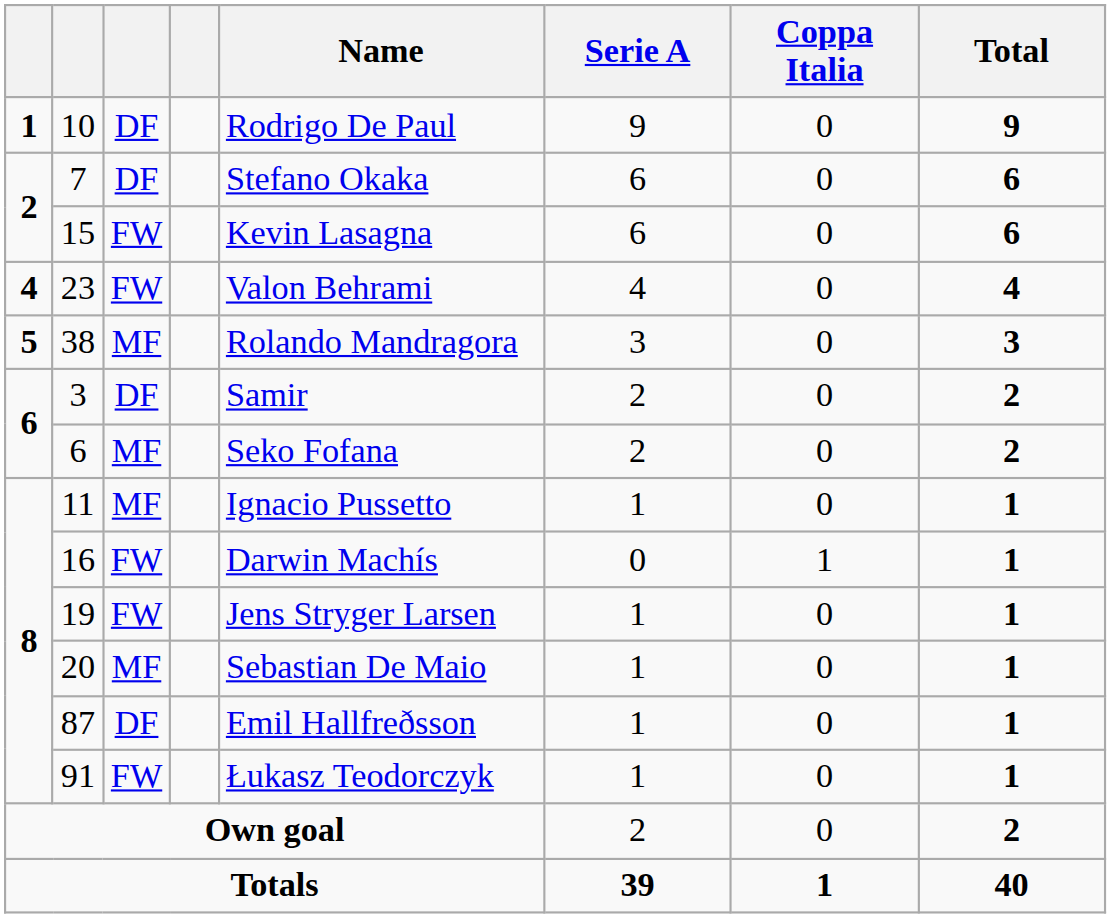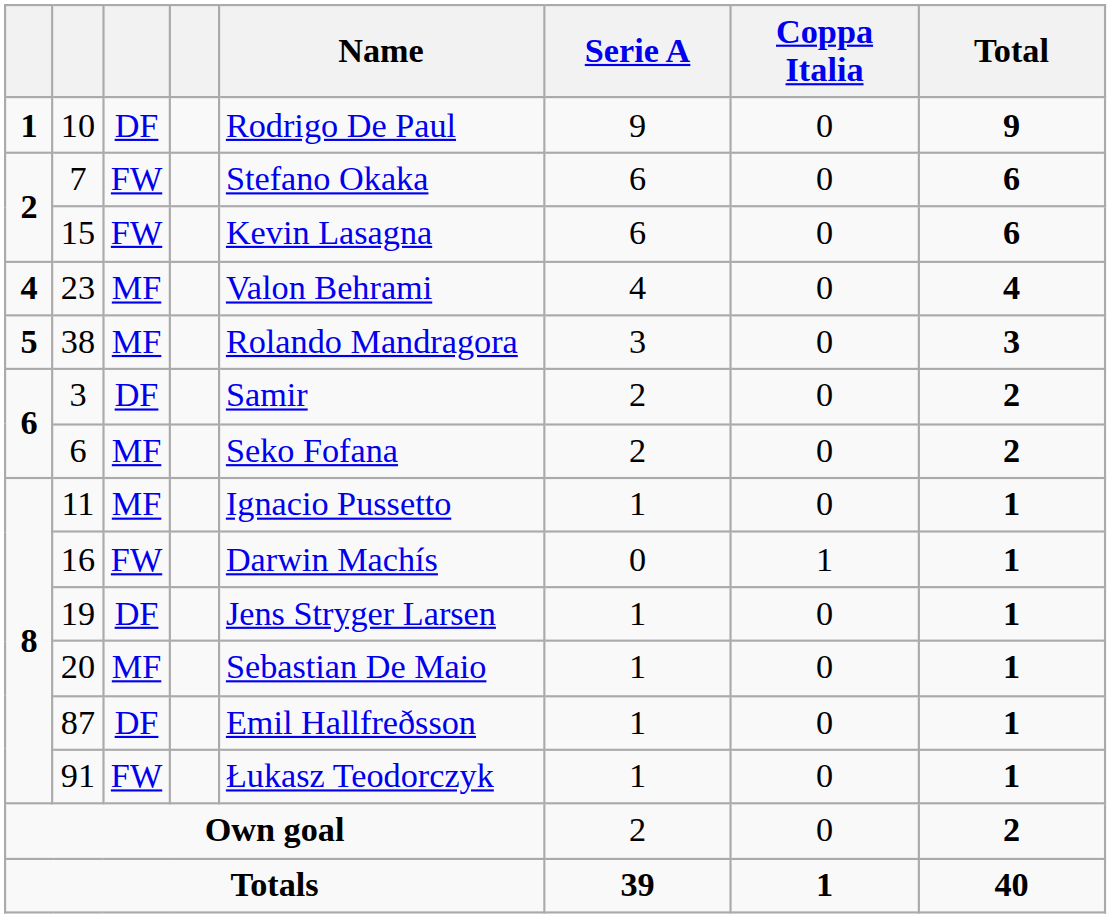(137, 178) DF -> (137, 178) FW
(137, 287) FW -> (137, 287) MF
(137, 613) FW -> (137, 613) DF
